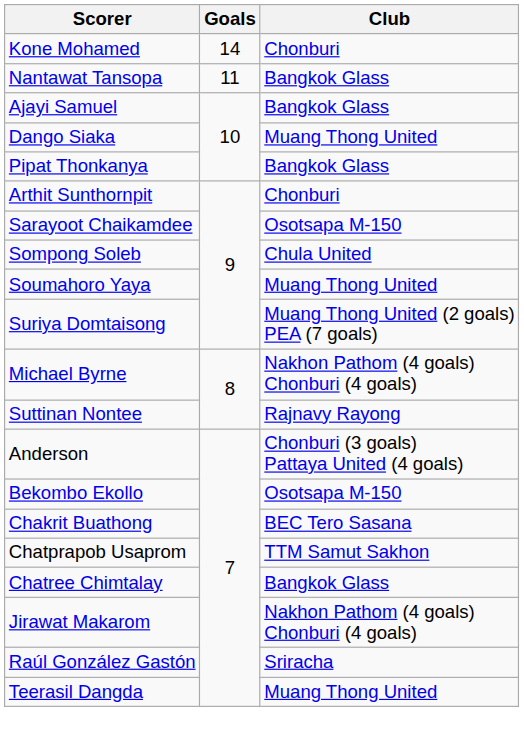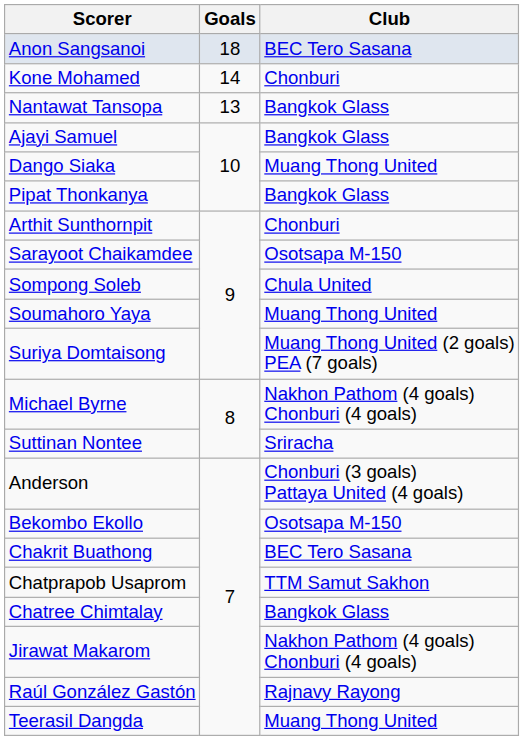+ row: (77, 48)
(230, 78) 11 -> (230, 107) 13
(332, 414) Rajnavy Rayong -> (299, 443) Sriracha
(299, 662) Sriracha -> (332, 691) Rajnavy Rayong
